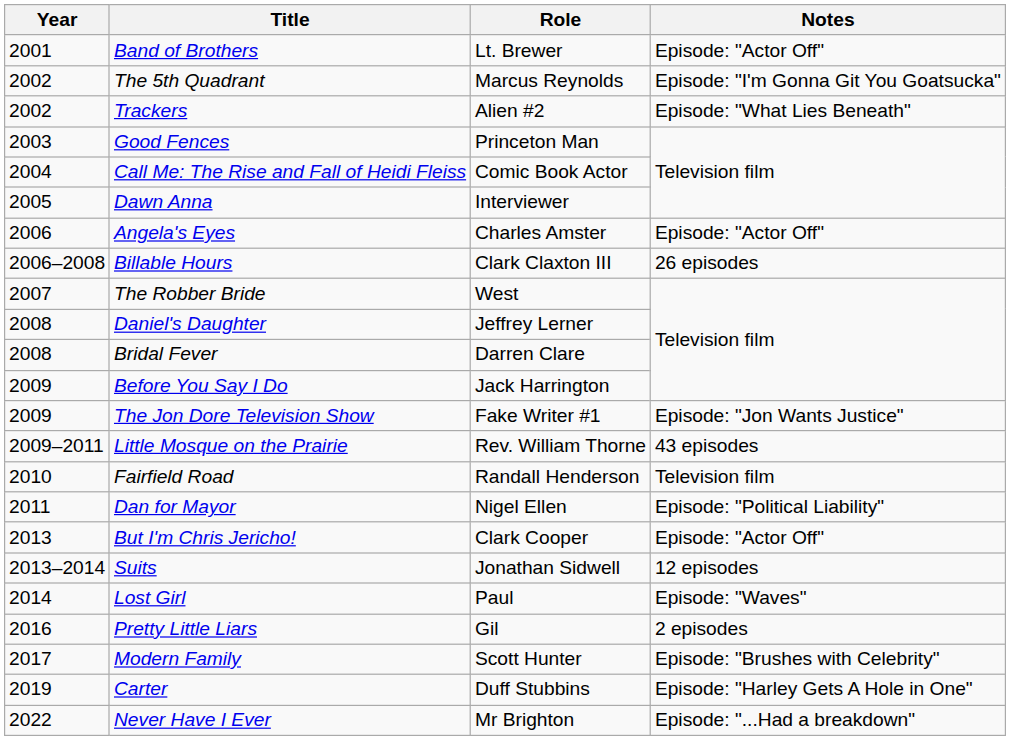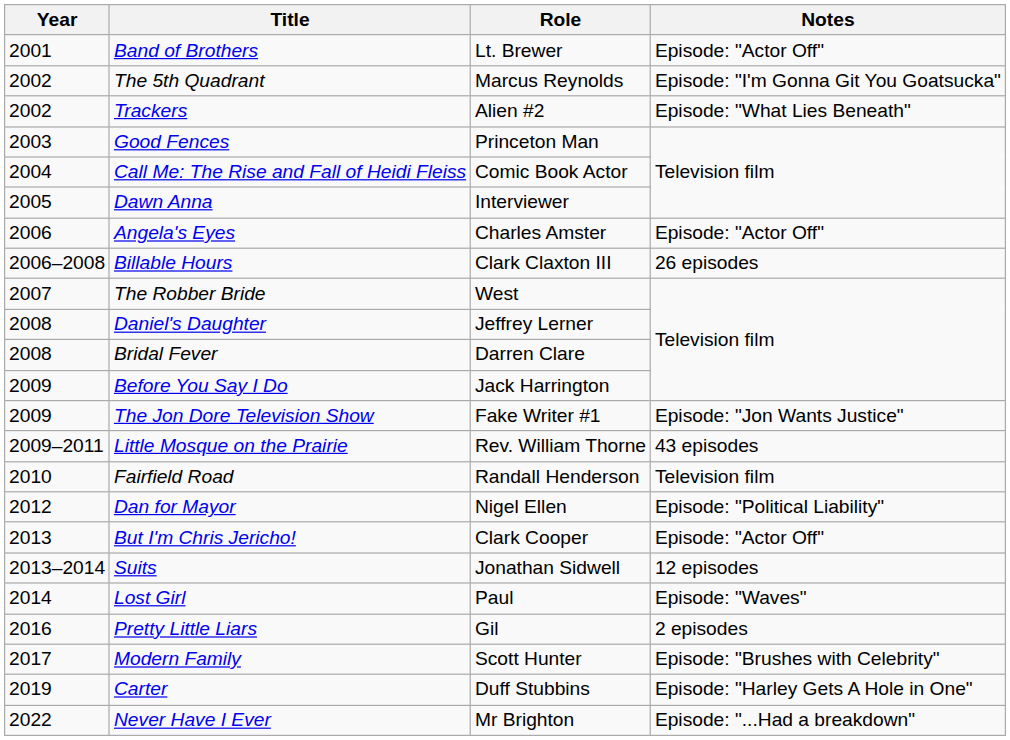(30, 506) 2011 -> (30, 506) 2012
